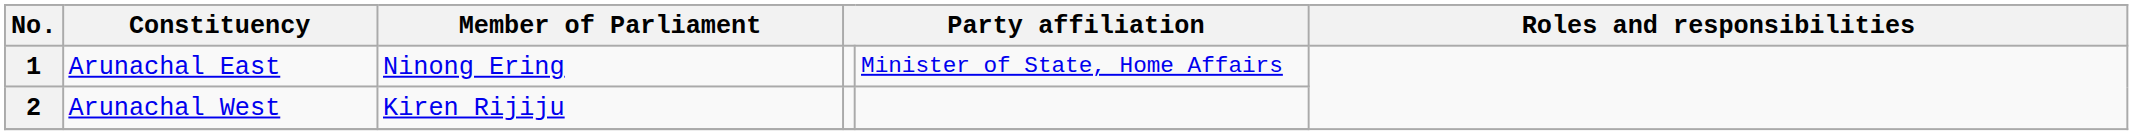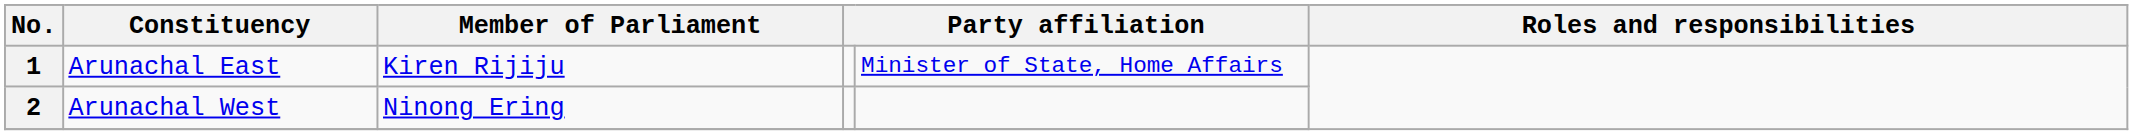(474, 67) Ninong Ering -> (474, 67) Kiren Rijiju
(474, 108) Kiren Rijiju -> (474, 108) Ninong Ering
